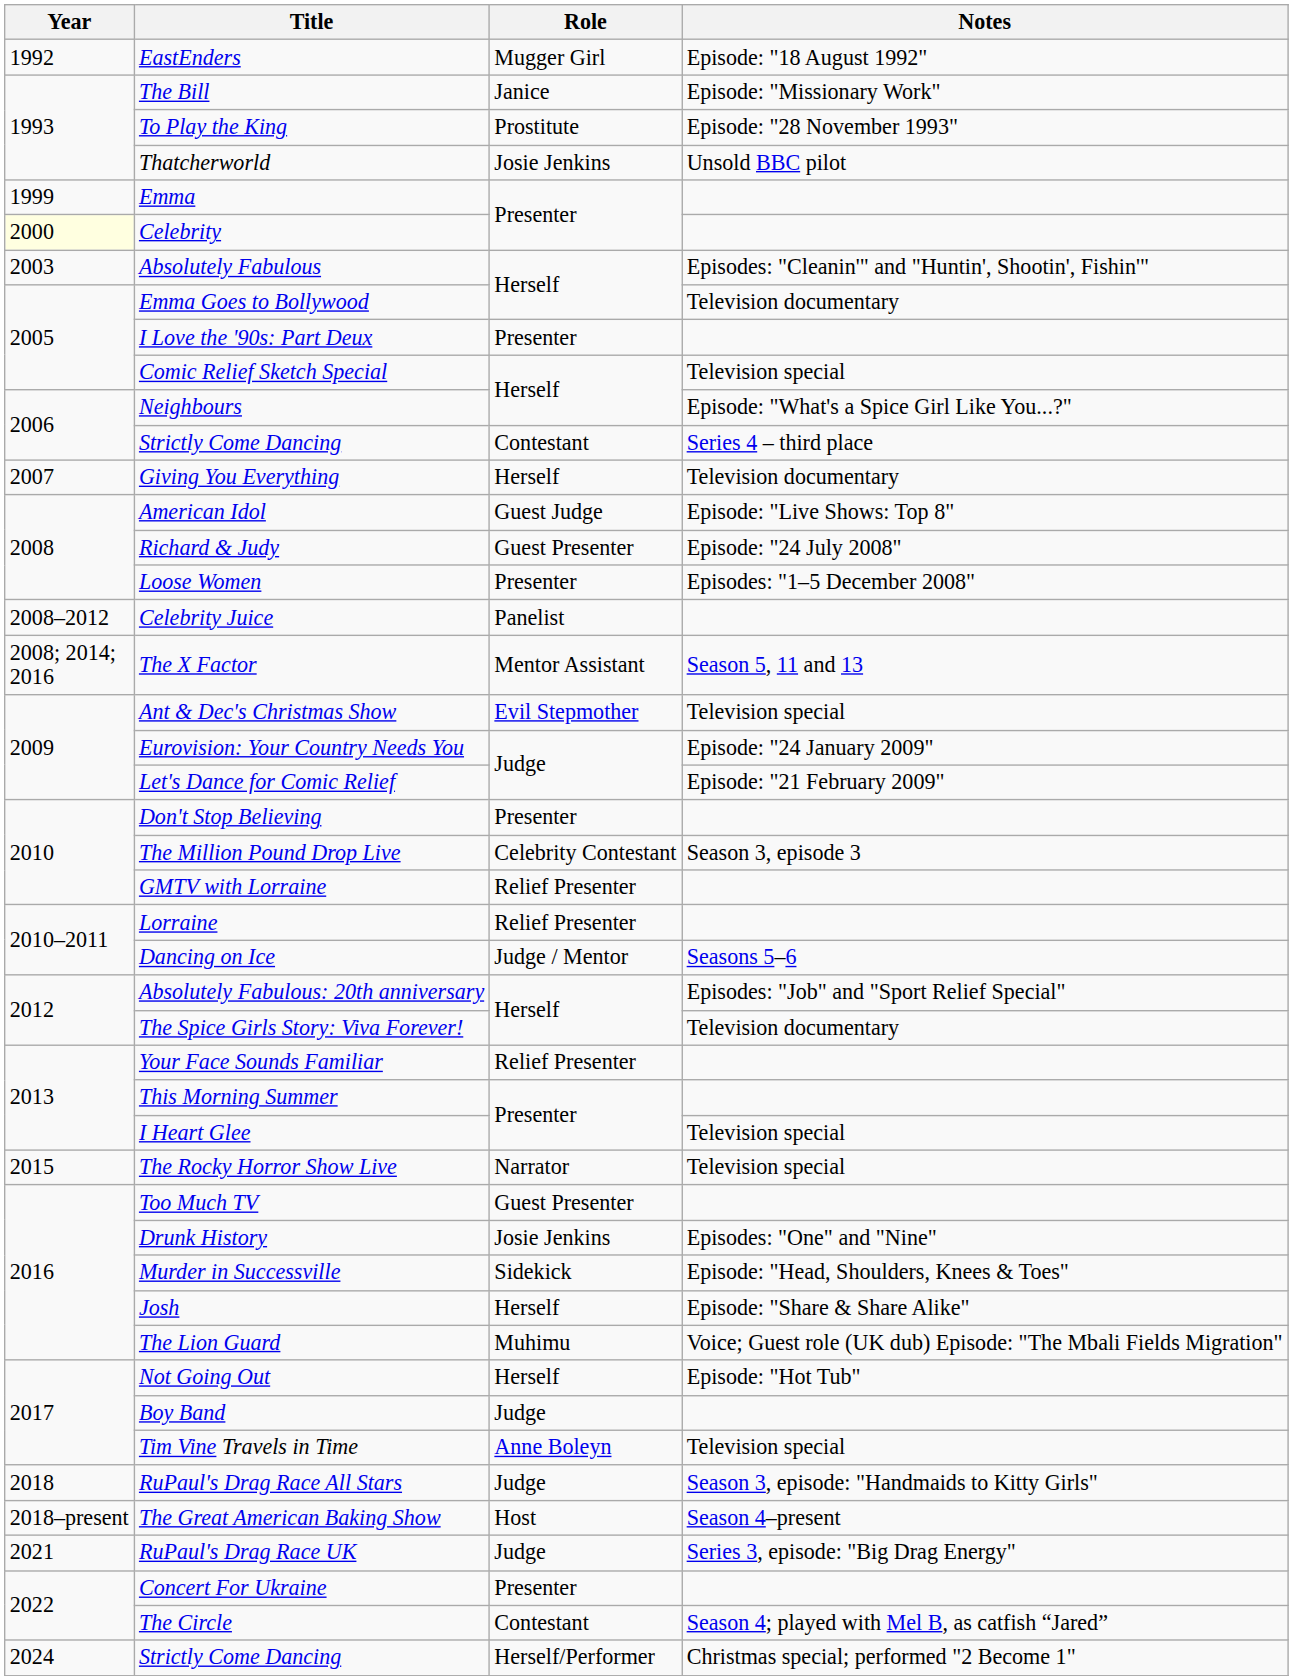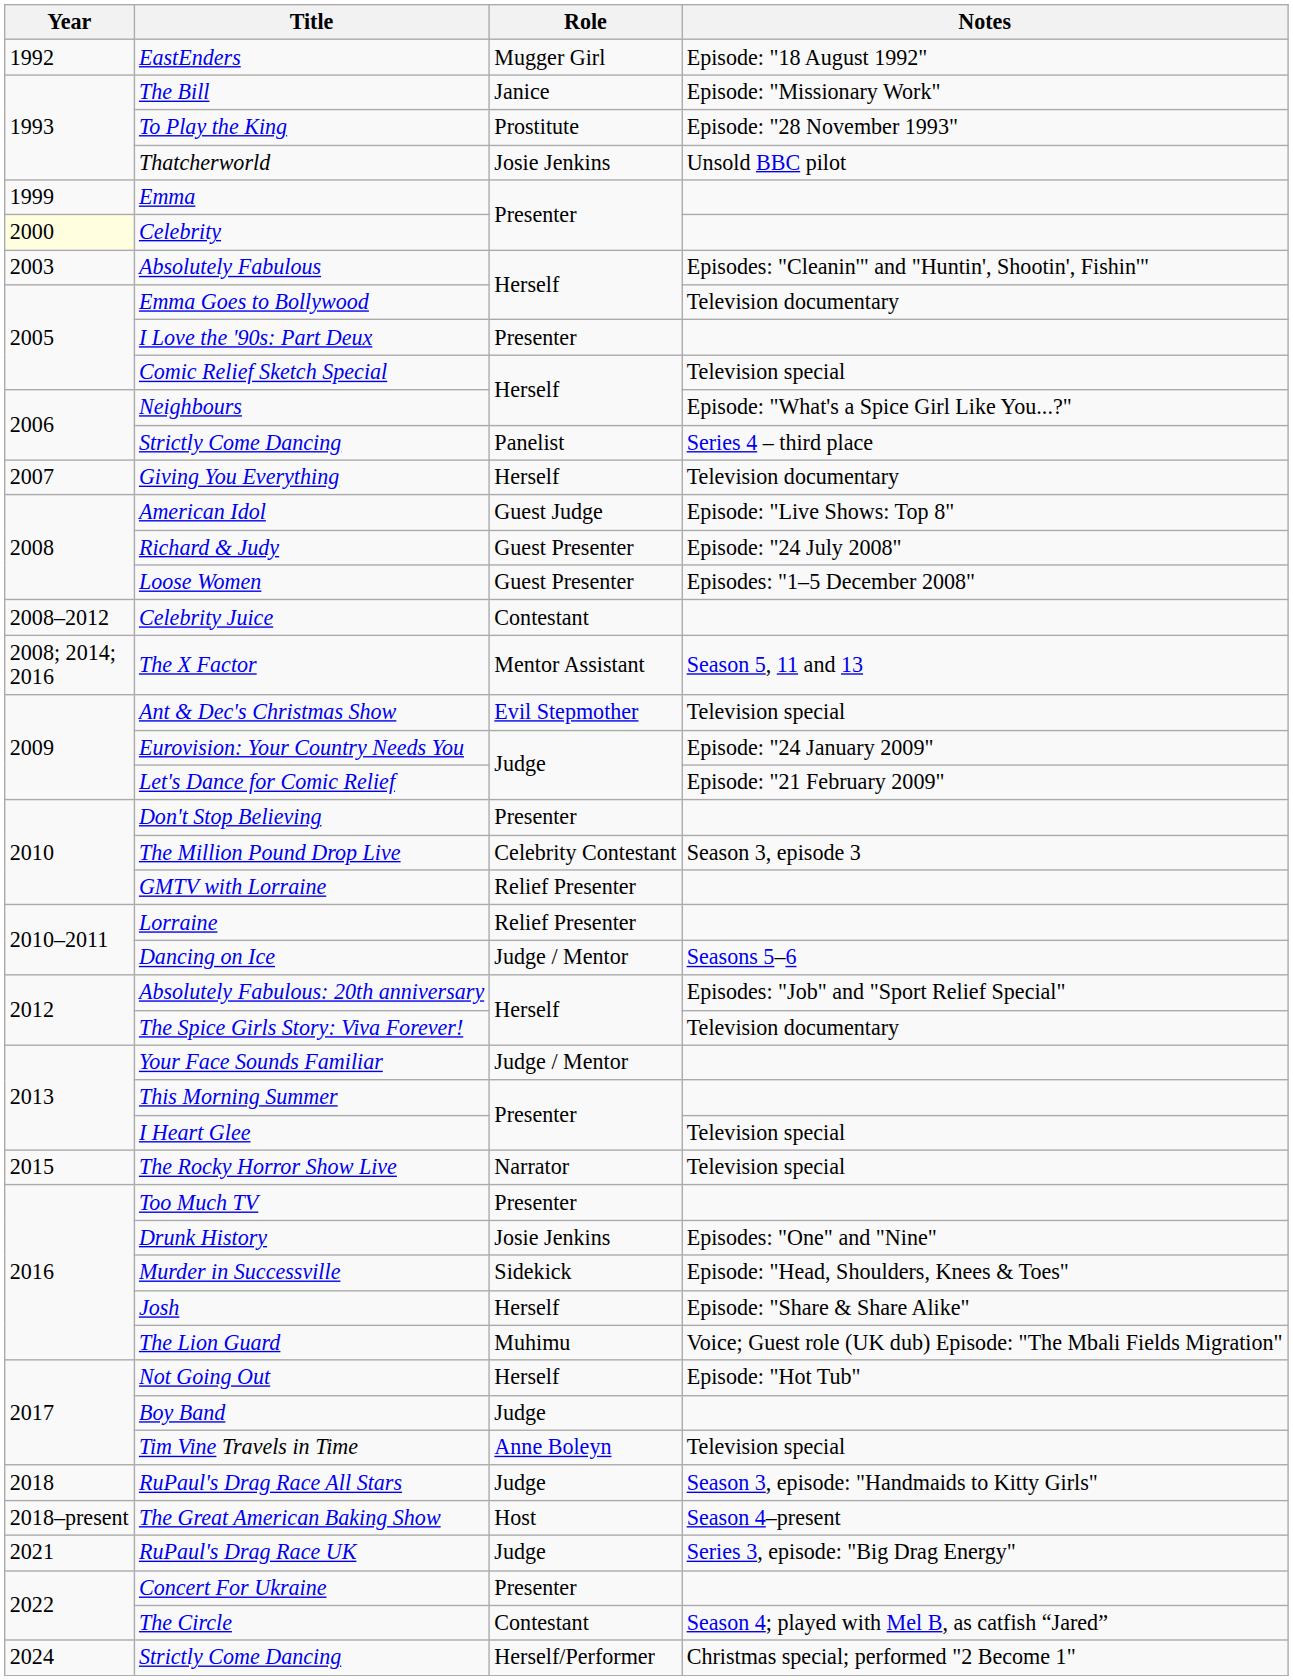(542, 442) Contestant -> (529, 442) Panelist
(535, 582) Presenter -> (564, 582) Guest Presenter
(529, 617) Panelist -> (542, 617) Contestant
(565, 1062) Relief Presenter -> (561, 1062) Judge / Mentor
(564, 1202) Guest Presenter -> (535, 1202) Presenter
